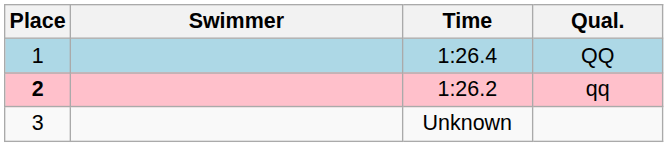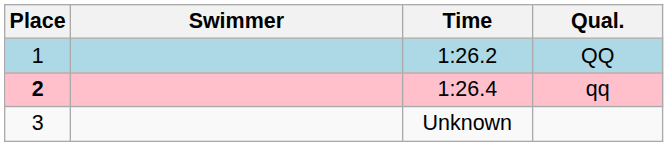(467, 55) 1:26.4 -> (467, 55) 1:26.2
(467, 89) 1:26.2 -> (467, 89) 1:26.4
